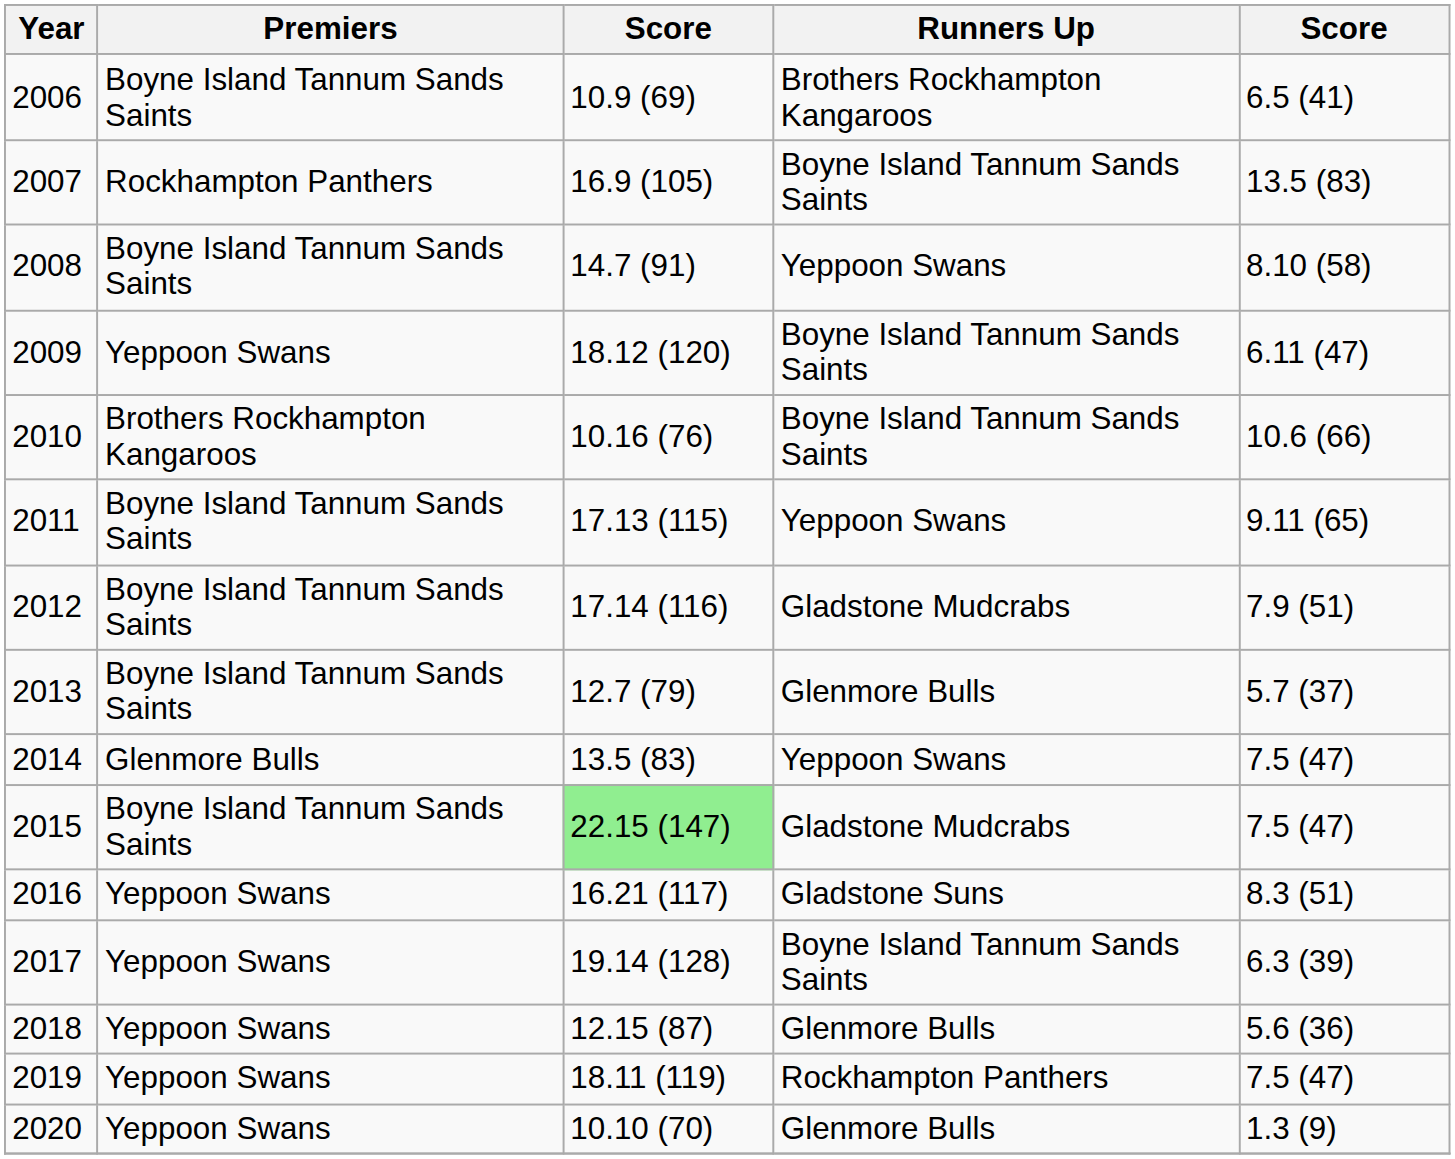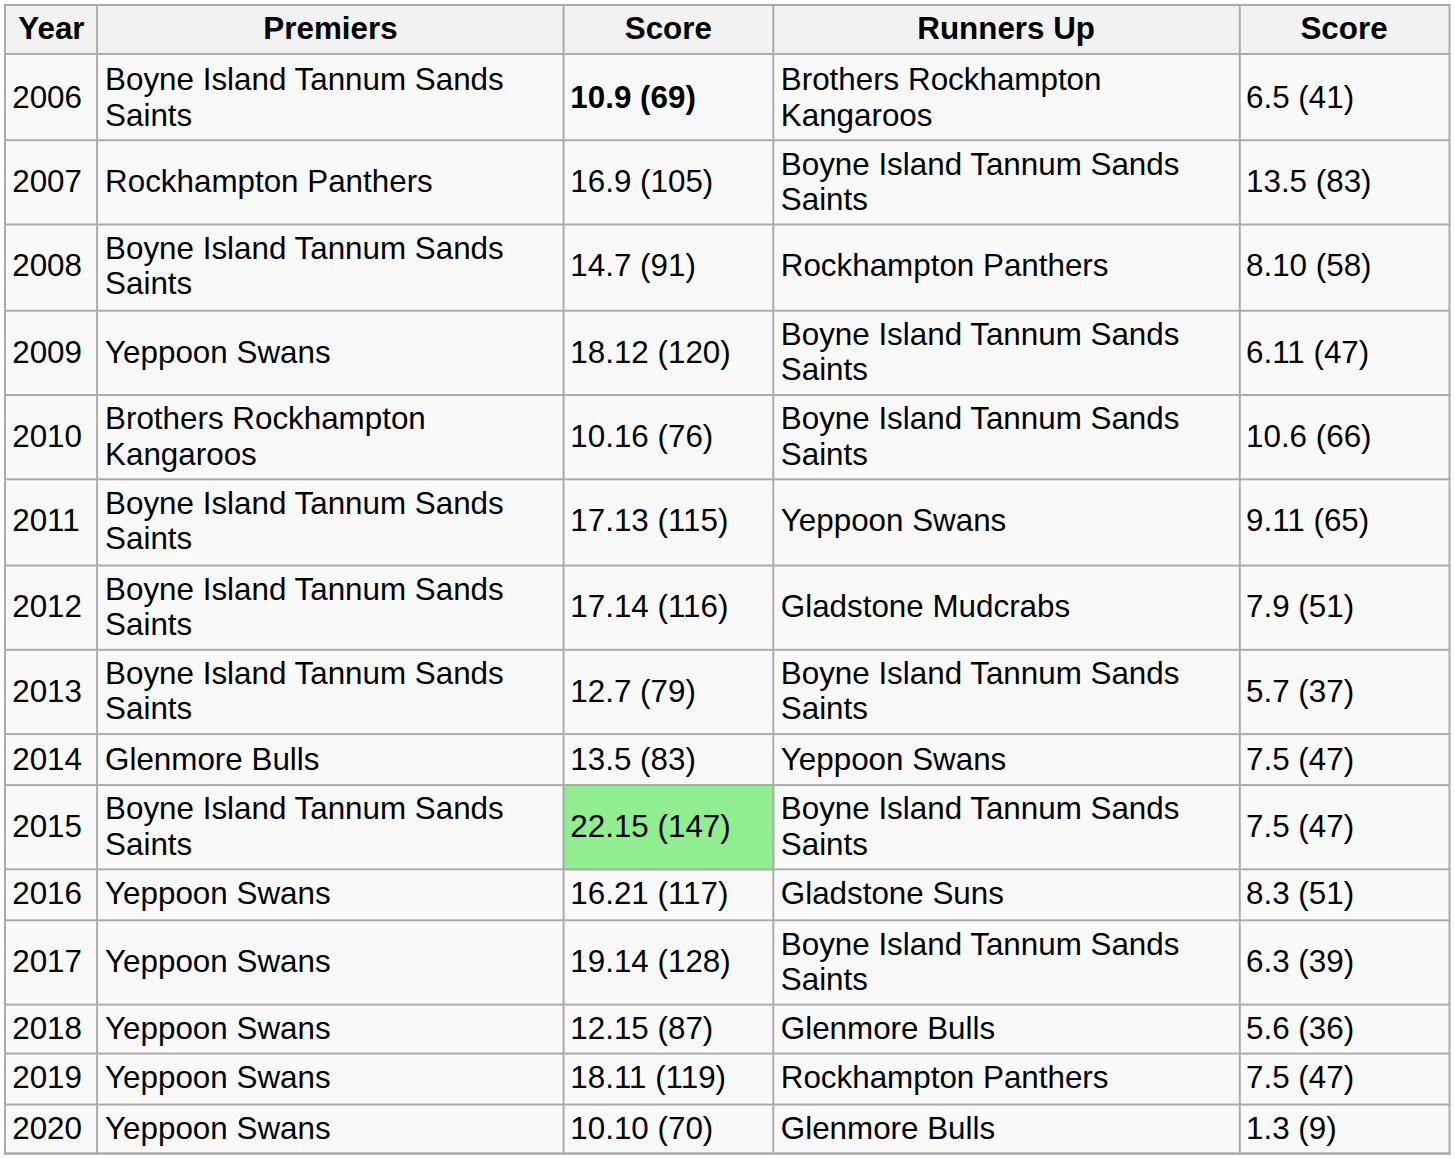(633, 96) normal -> (633, 96) bold
(894, 266) Yeppoon Swans -> (945, 266) Rockhampton Panthers
(888, 691) Glenmore Bulls -> (980, 691) Boyne Island Tannum Sands Saints
(925, 826) Gladstone Mudcrabs -> (980, 826) Boyne Island Tannum Sands Saints
